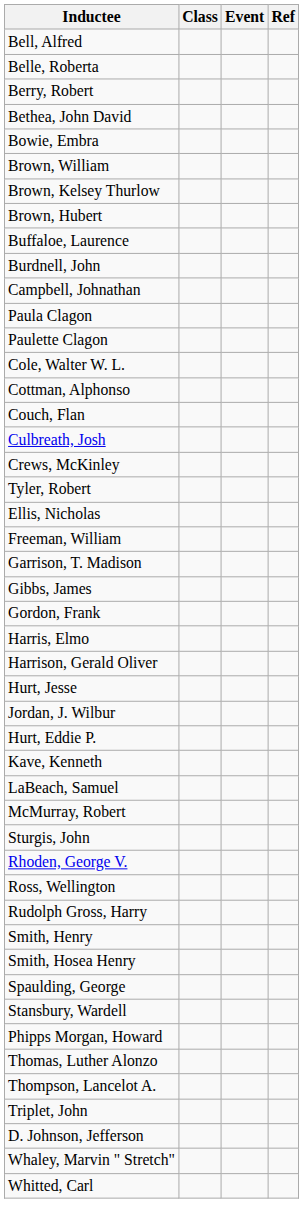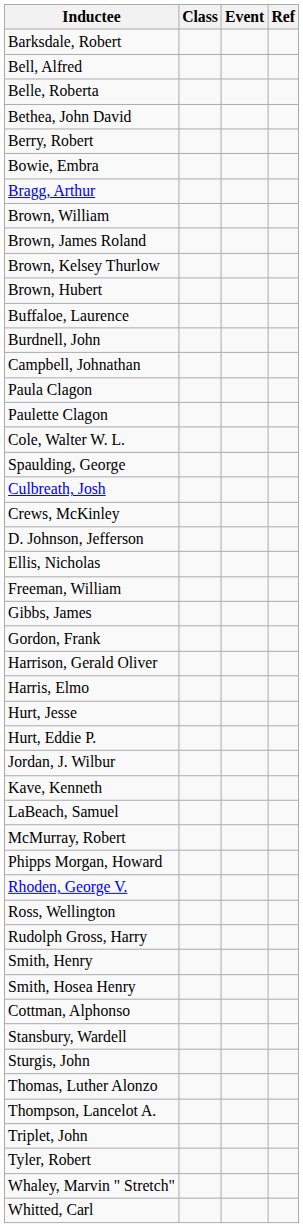+ row: (65, 41)
rows swapped: (51, 91) <-> (70, 116)
+ row: (52, 191)
+ row: (77, 240)
rows swapped: (69, 389) <-> (67, 986)
- row: (46, 414)
rows swapped: (76, 1135) <-> (49, 489)
- row: (75, 564)
rows swapped: (49, 638) <-> (83, 663)
rows swapped: (52, 738) <-> (62, 713)
rows swapped: (85, 1036) <-> (49, 837)
